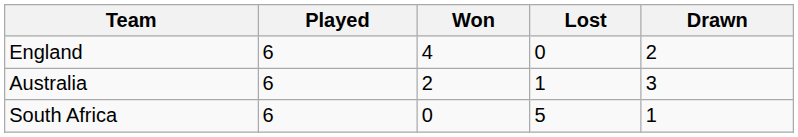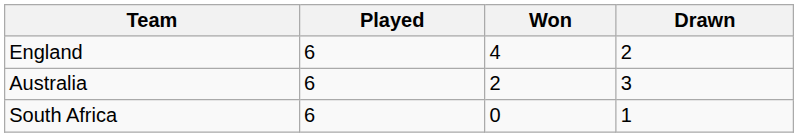- column: (586, 20)
